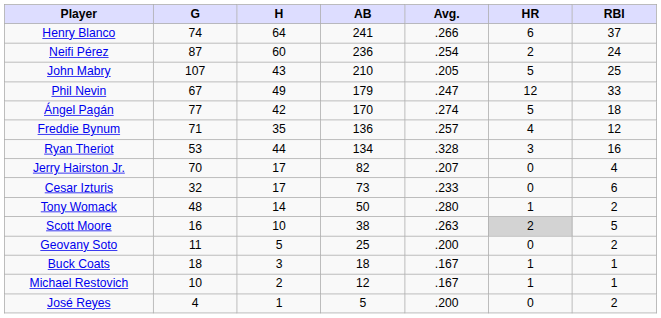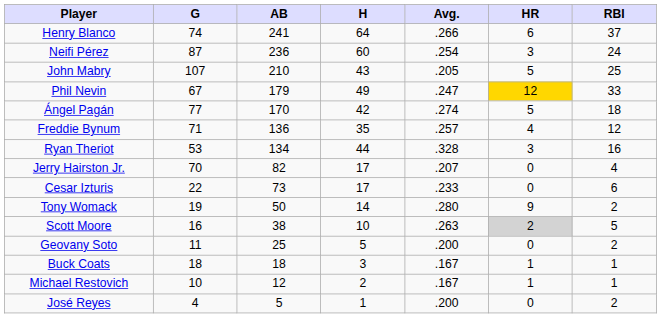columns swapped: (363, 14) <-> (279, 14)
(530, 52) 2 -> (530, 52) 3
(530, 91) no background -> (530, 91) gold background
(195, 187) 32 -> (195, 187) 22
(195, 206) 48 -> (195, 206) 19
(530, 206) 1 -> (530, 206) 9
